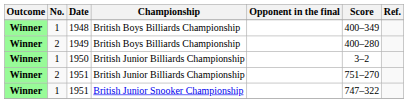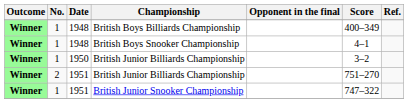+ row: (79, 43)
- row: (79, 43)
